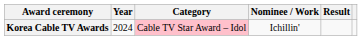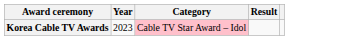- column: (285, 12)
(123, 27) 2024 -> (123, 27) 2023
